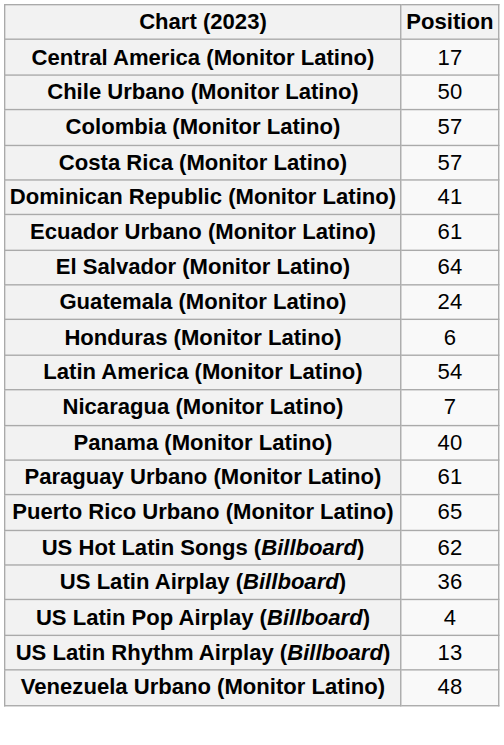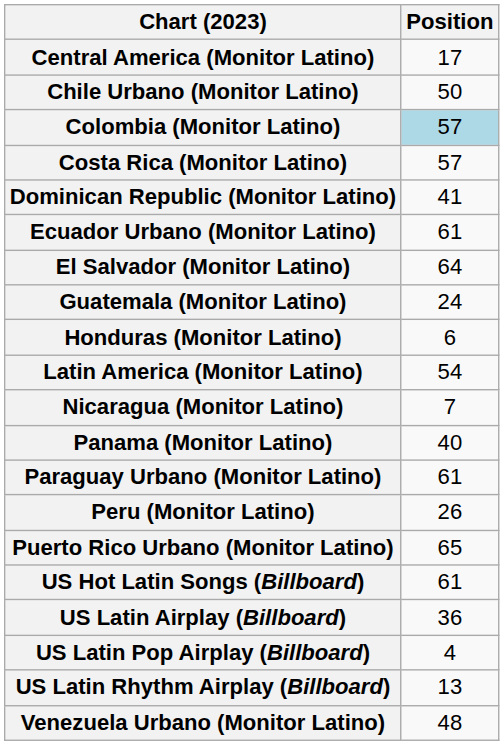(450, 127) no background -> (450, 127) lightblue background
+ row: (203, 512)
(450, 547) 62 -> (450, 582) 61
